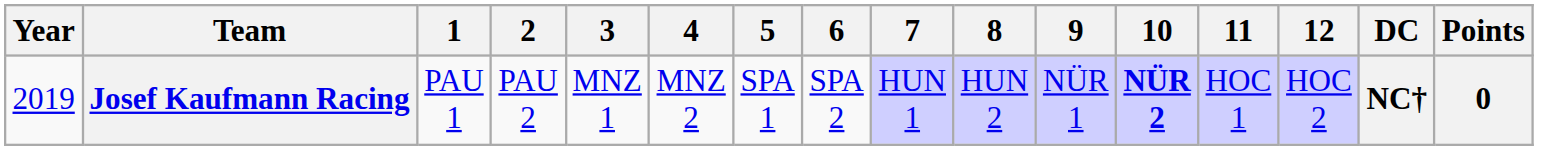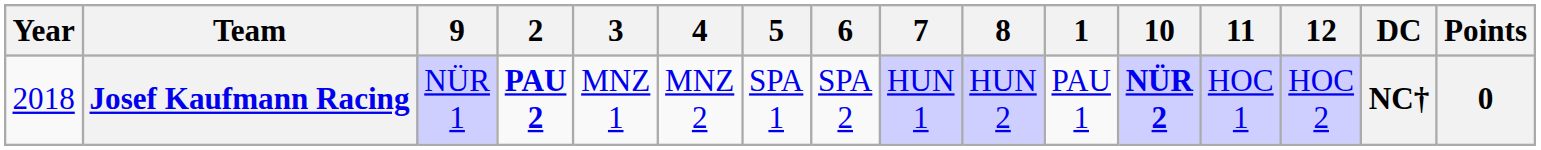columns swapped: (454, 29) <-> (1076, 29)
(44, 99) 2019 -> (44, 99) 2018
(528, 99) normal -> (536, 99) bold
